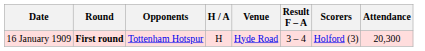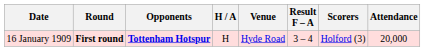(166, 38) normal -> (169, 38) bold
(387, 38) 20,300 -> (394, 38) 20,000
